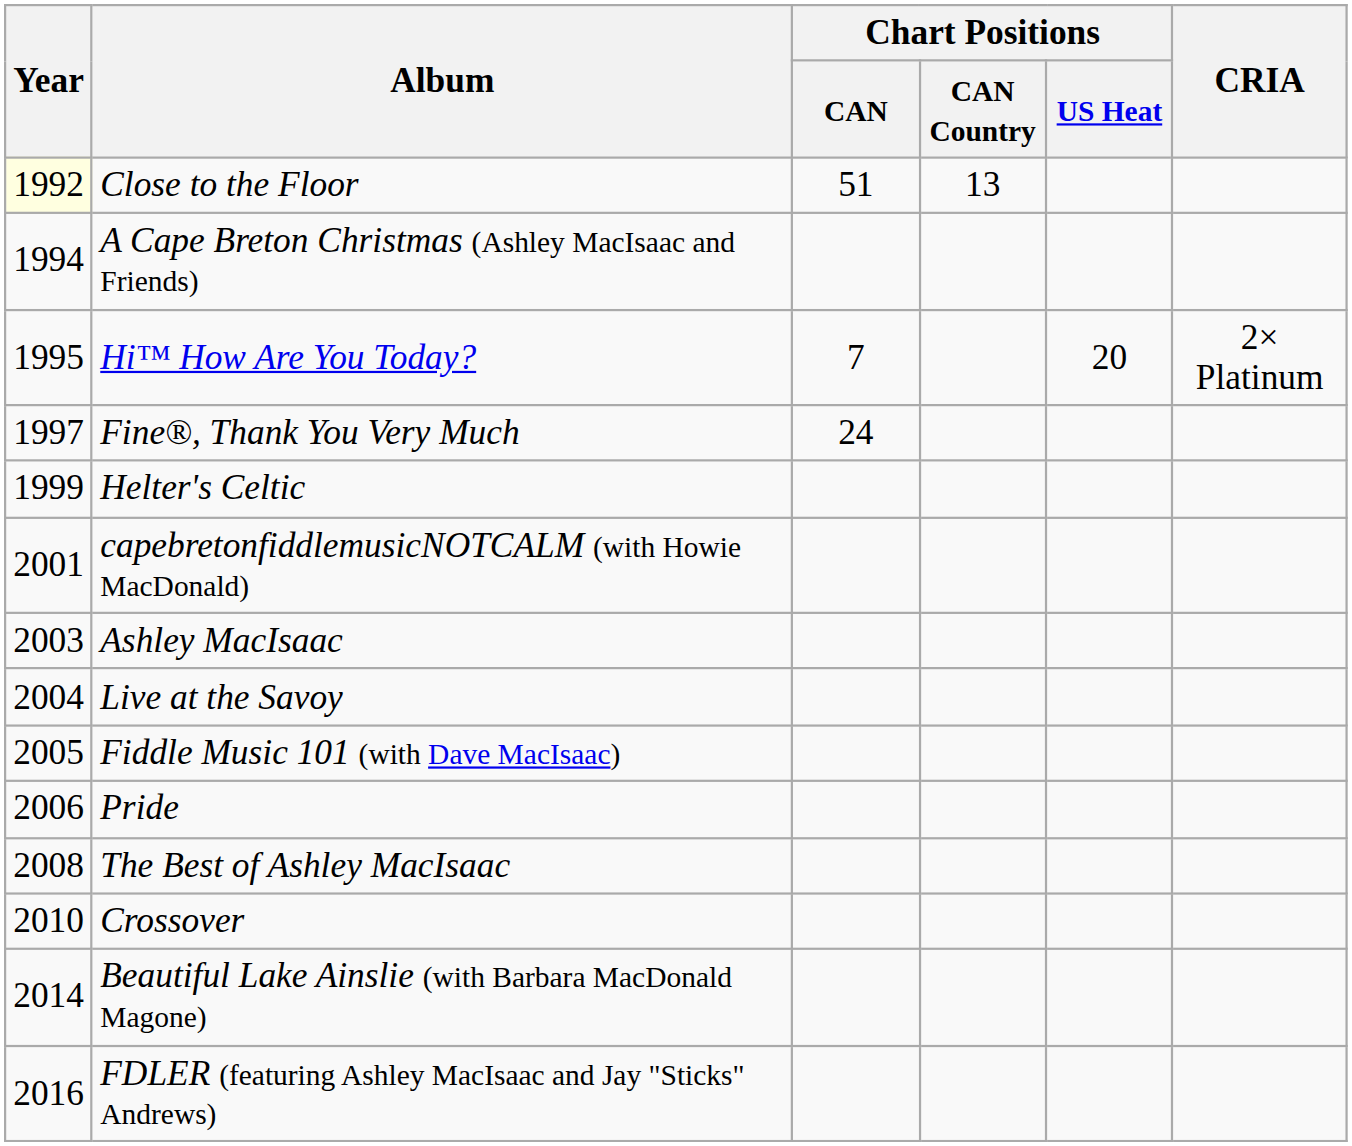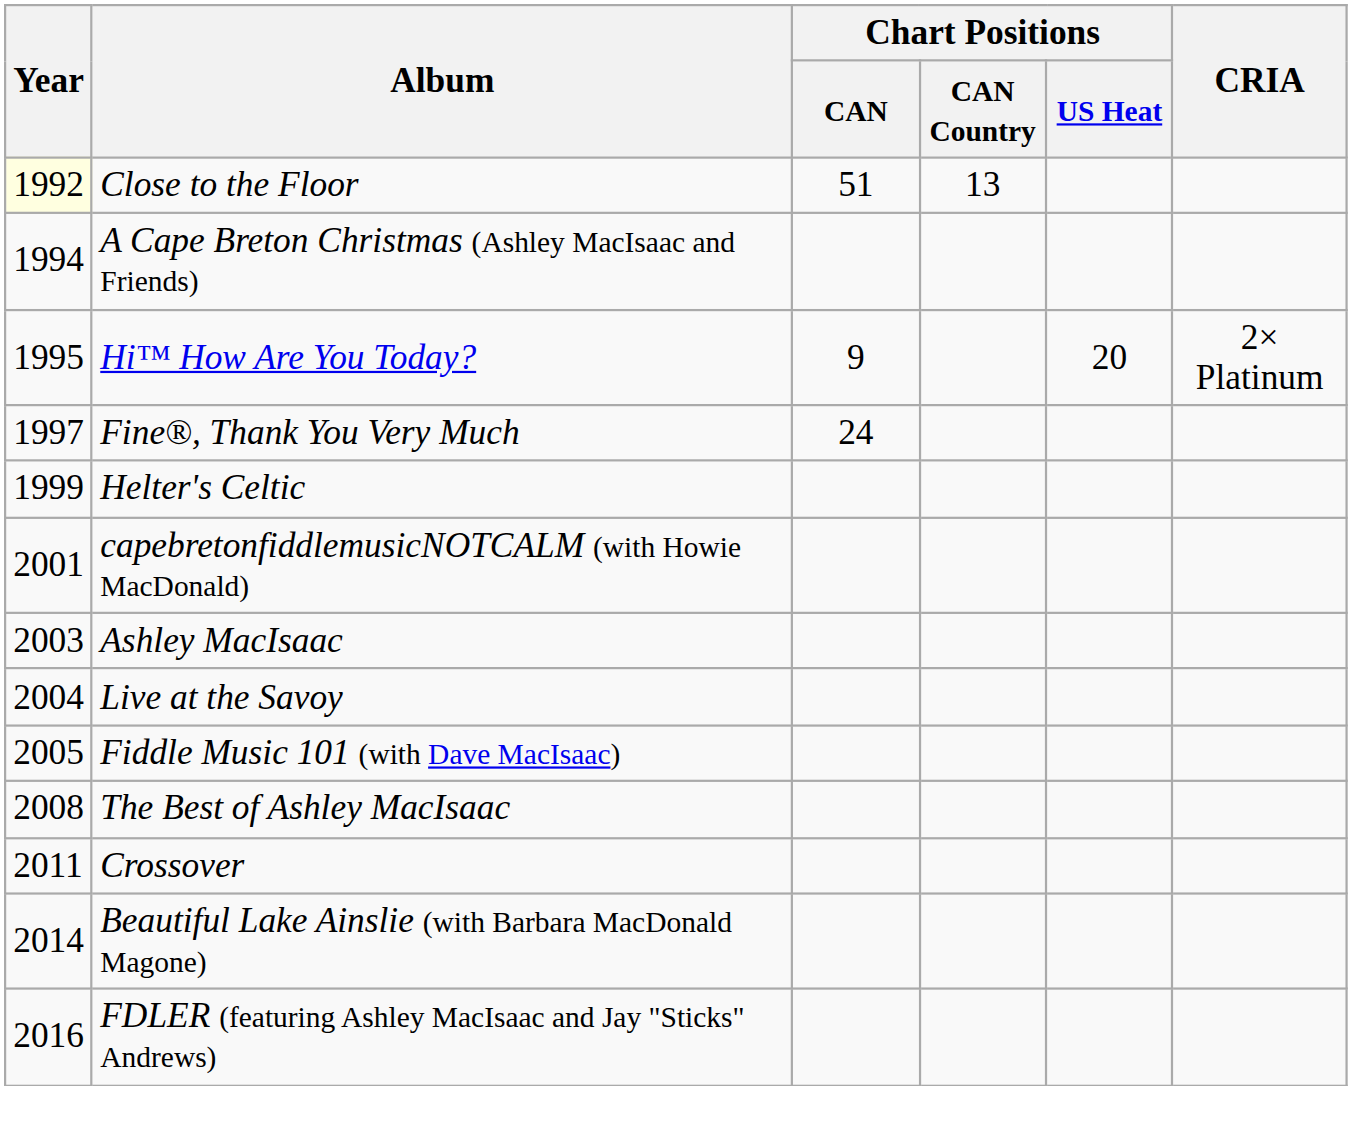(856, 356) 7 -> (856, 356) 9
- row: (140, 808)
(49, 920) 2010 -> (48, 864) 2011
